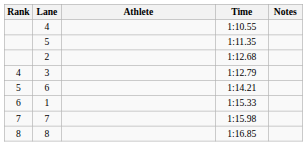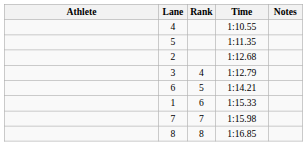columns swapped: (19, 12) <-> (138, 12)
